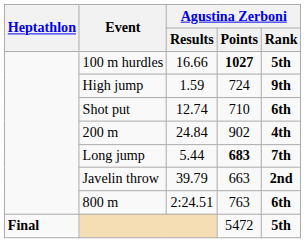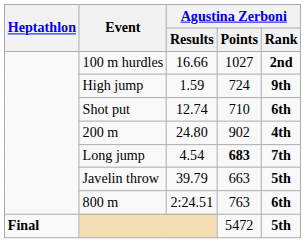(239, 63) bold -> (239, 63) normal
(281, 63) 5th -> (281, 63) 2nd
(192, 132) 24.84 -> (192, 132) 24.80
(192, 156) 5.44 -> (192, 156) 4.54
(281, 179) 2nd -> (281, 179) 5th
